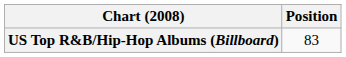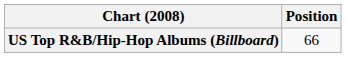(312, 40) 83 -> (312, 40) 66
